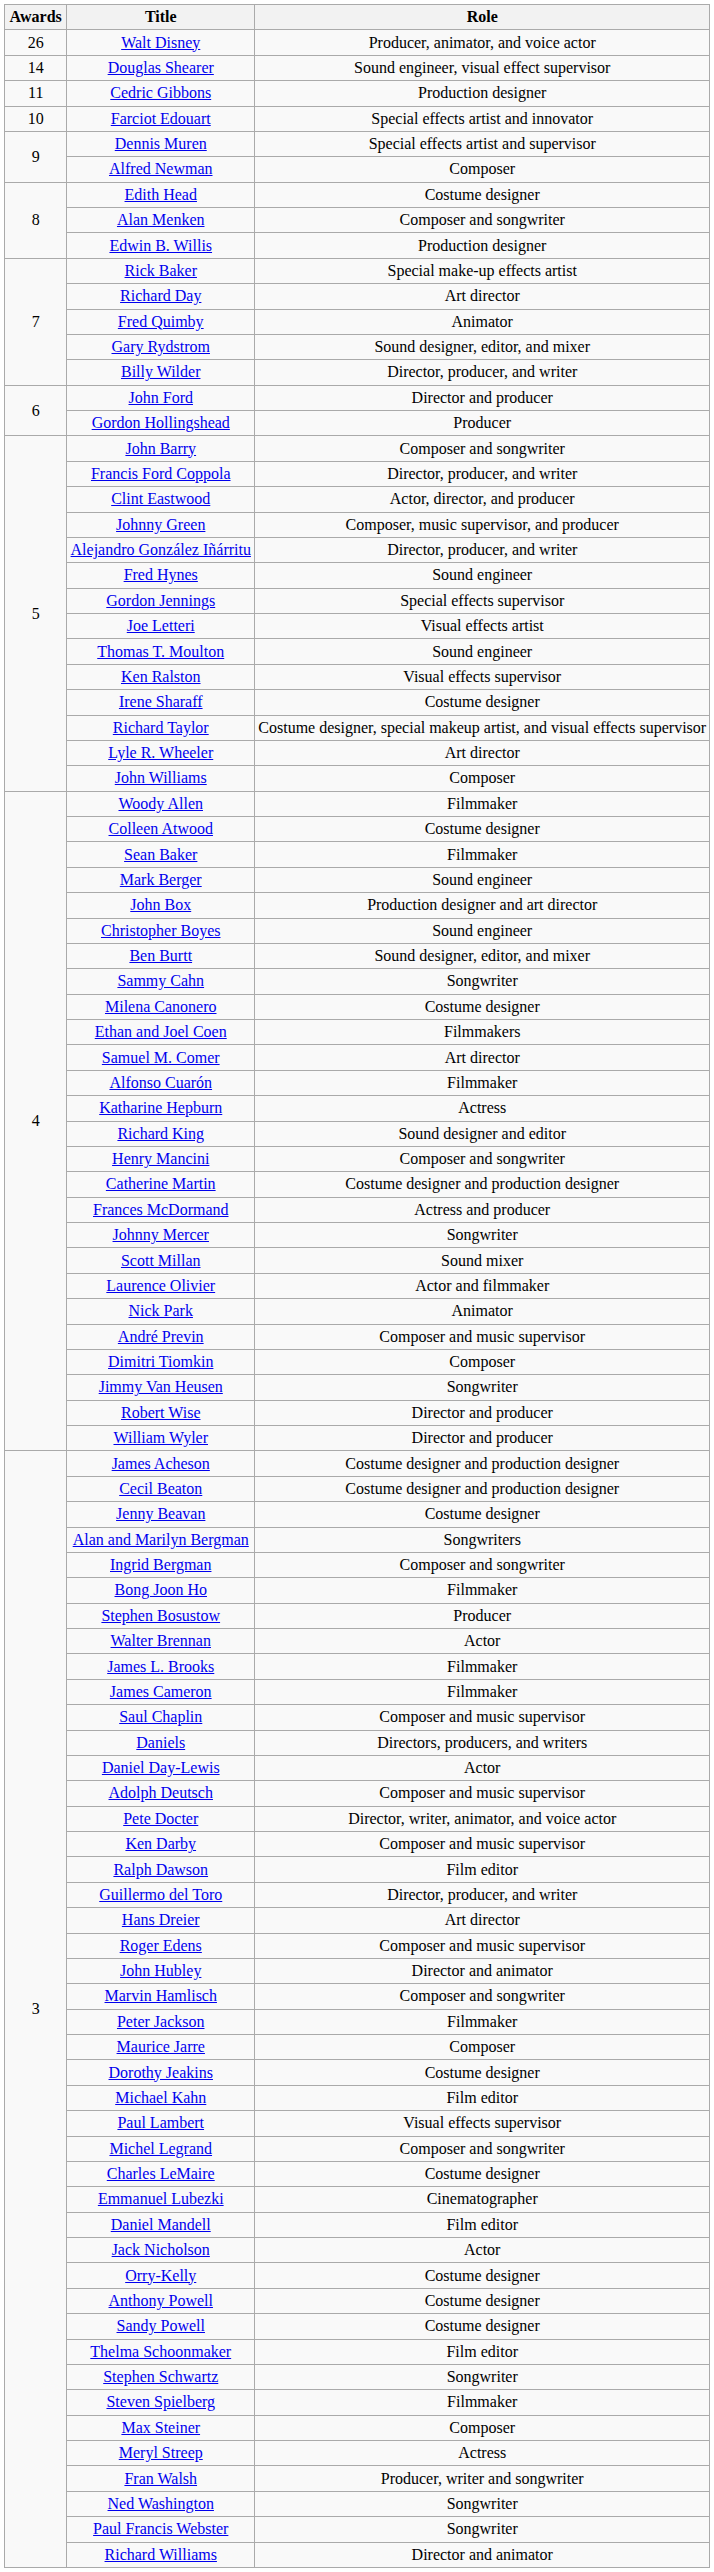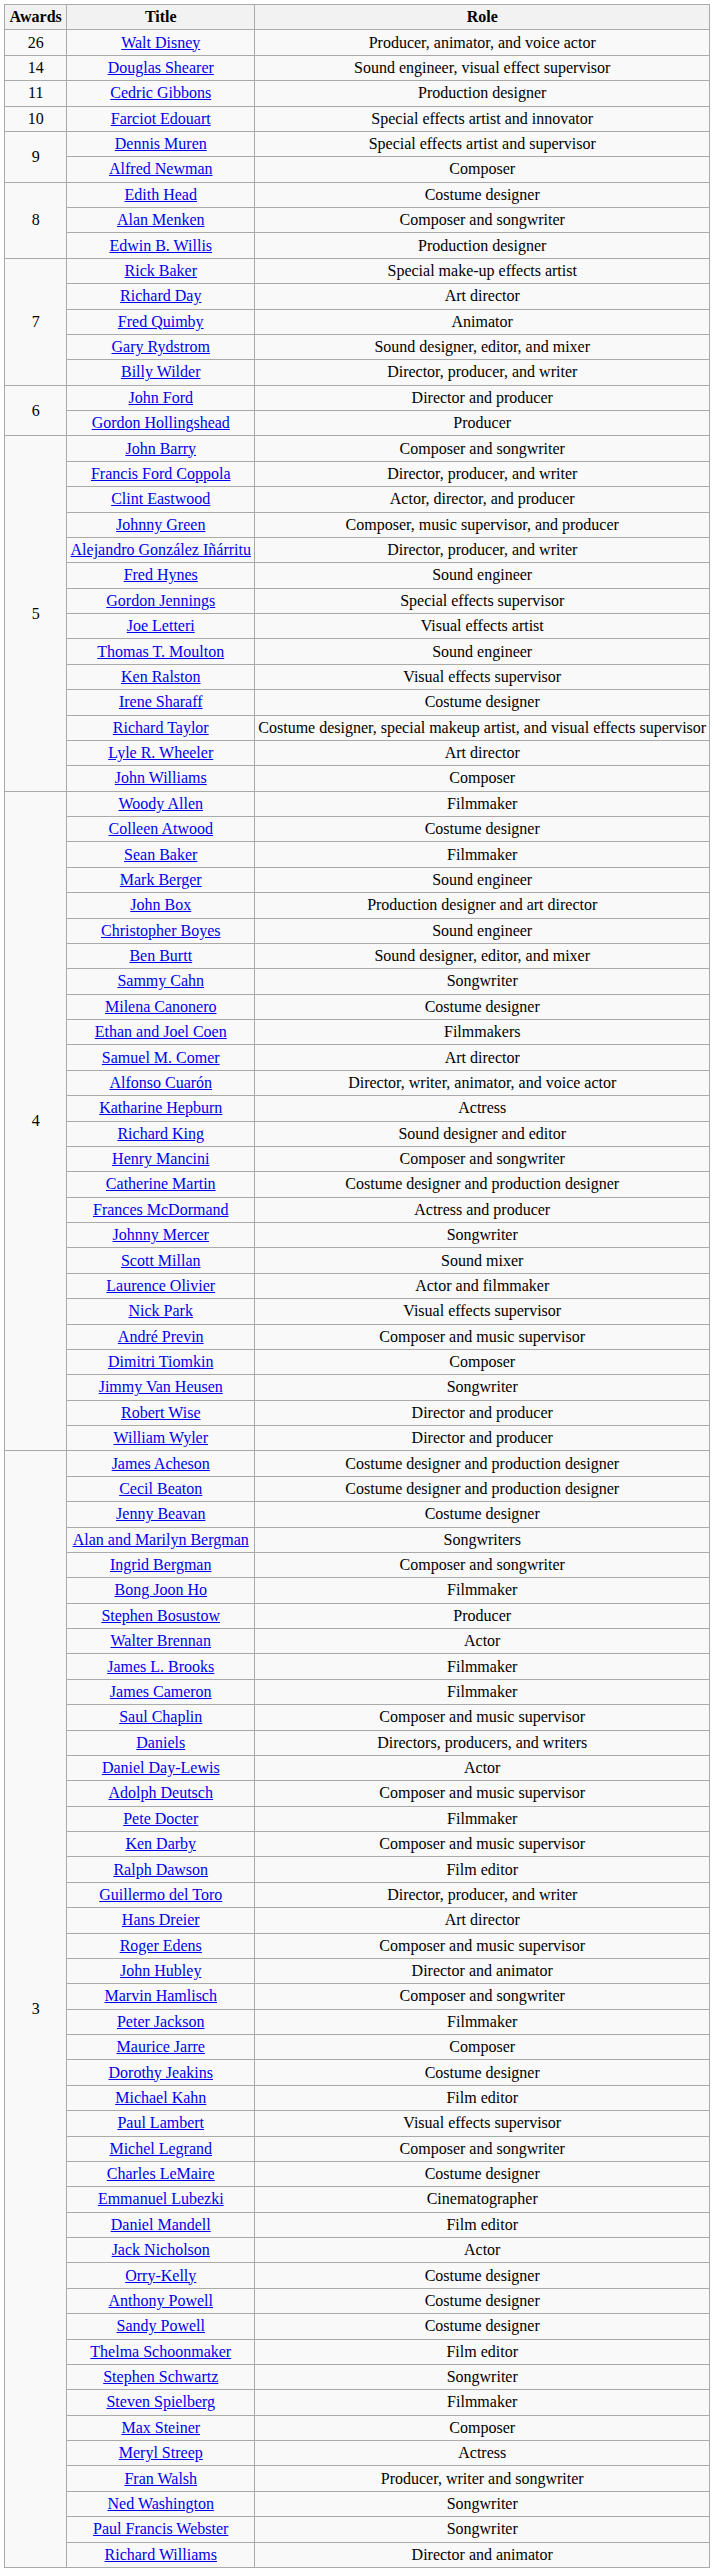(482, 1082) Filmmaker -> (482, 1082) Director, writer, animator, and voice actor
(482, 1311) Animator -> (482, 1311) Visual effects supervisor
(482, 1818) Director, writer, animator, and voice actor -> (482, 1818) Filmmaker
